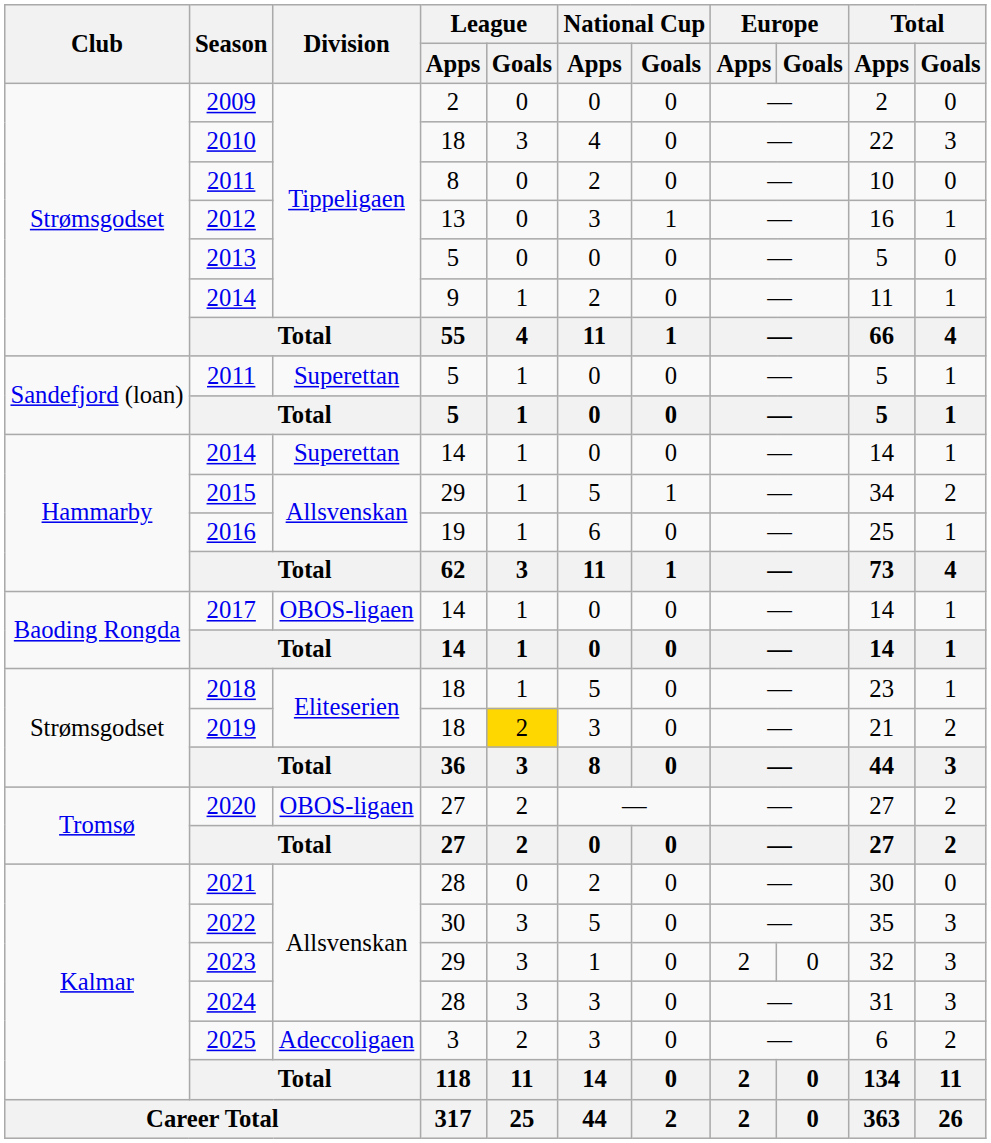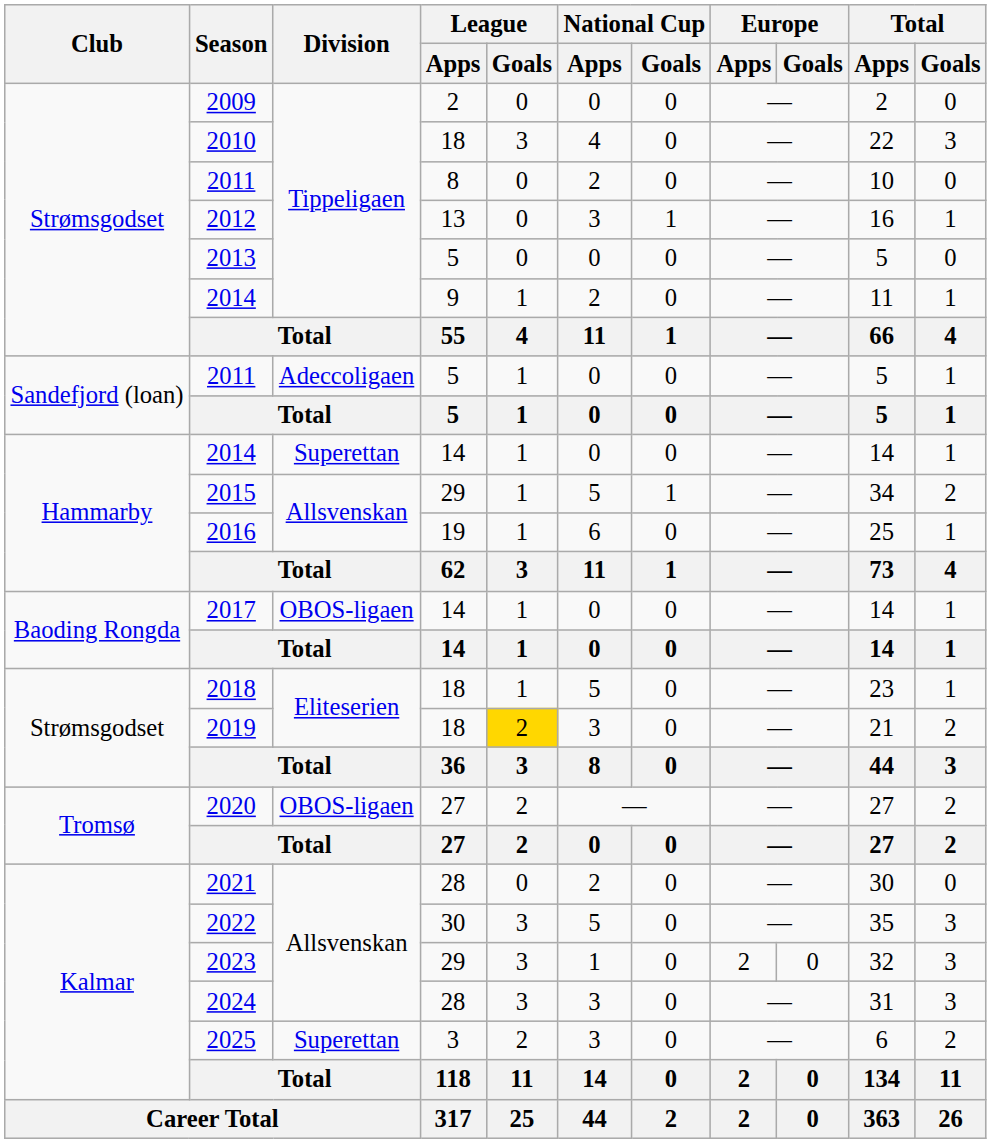(347, 375) Superettan -> (347, 375) Adeccoligaen
(347, 1040) Adeccoligaen -> (347, 1040) Superettan
